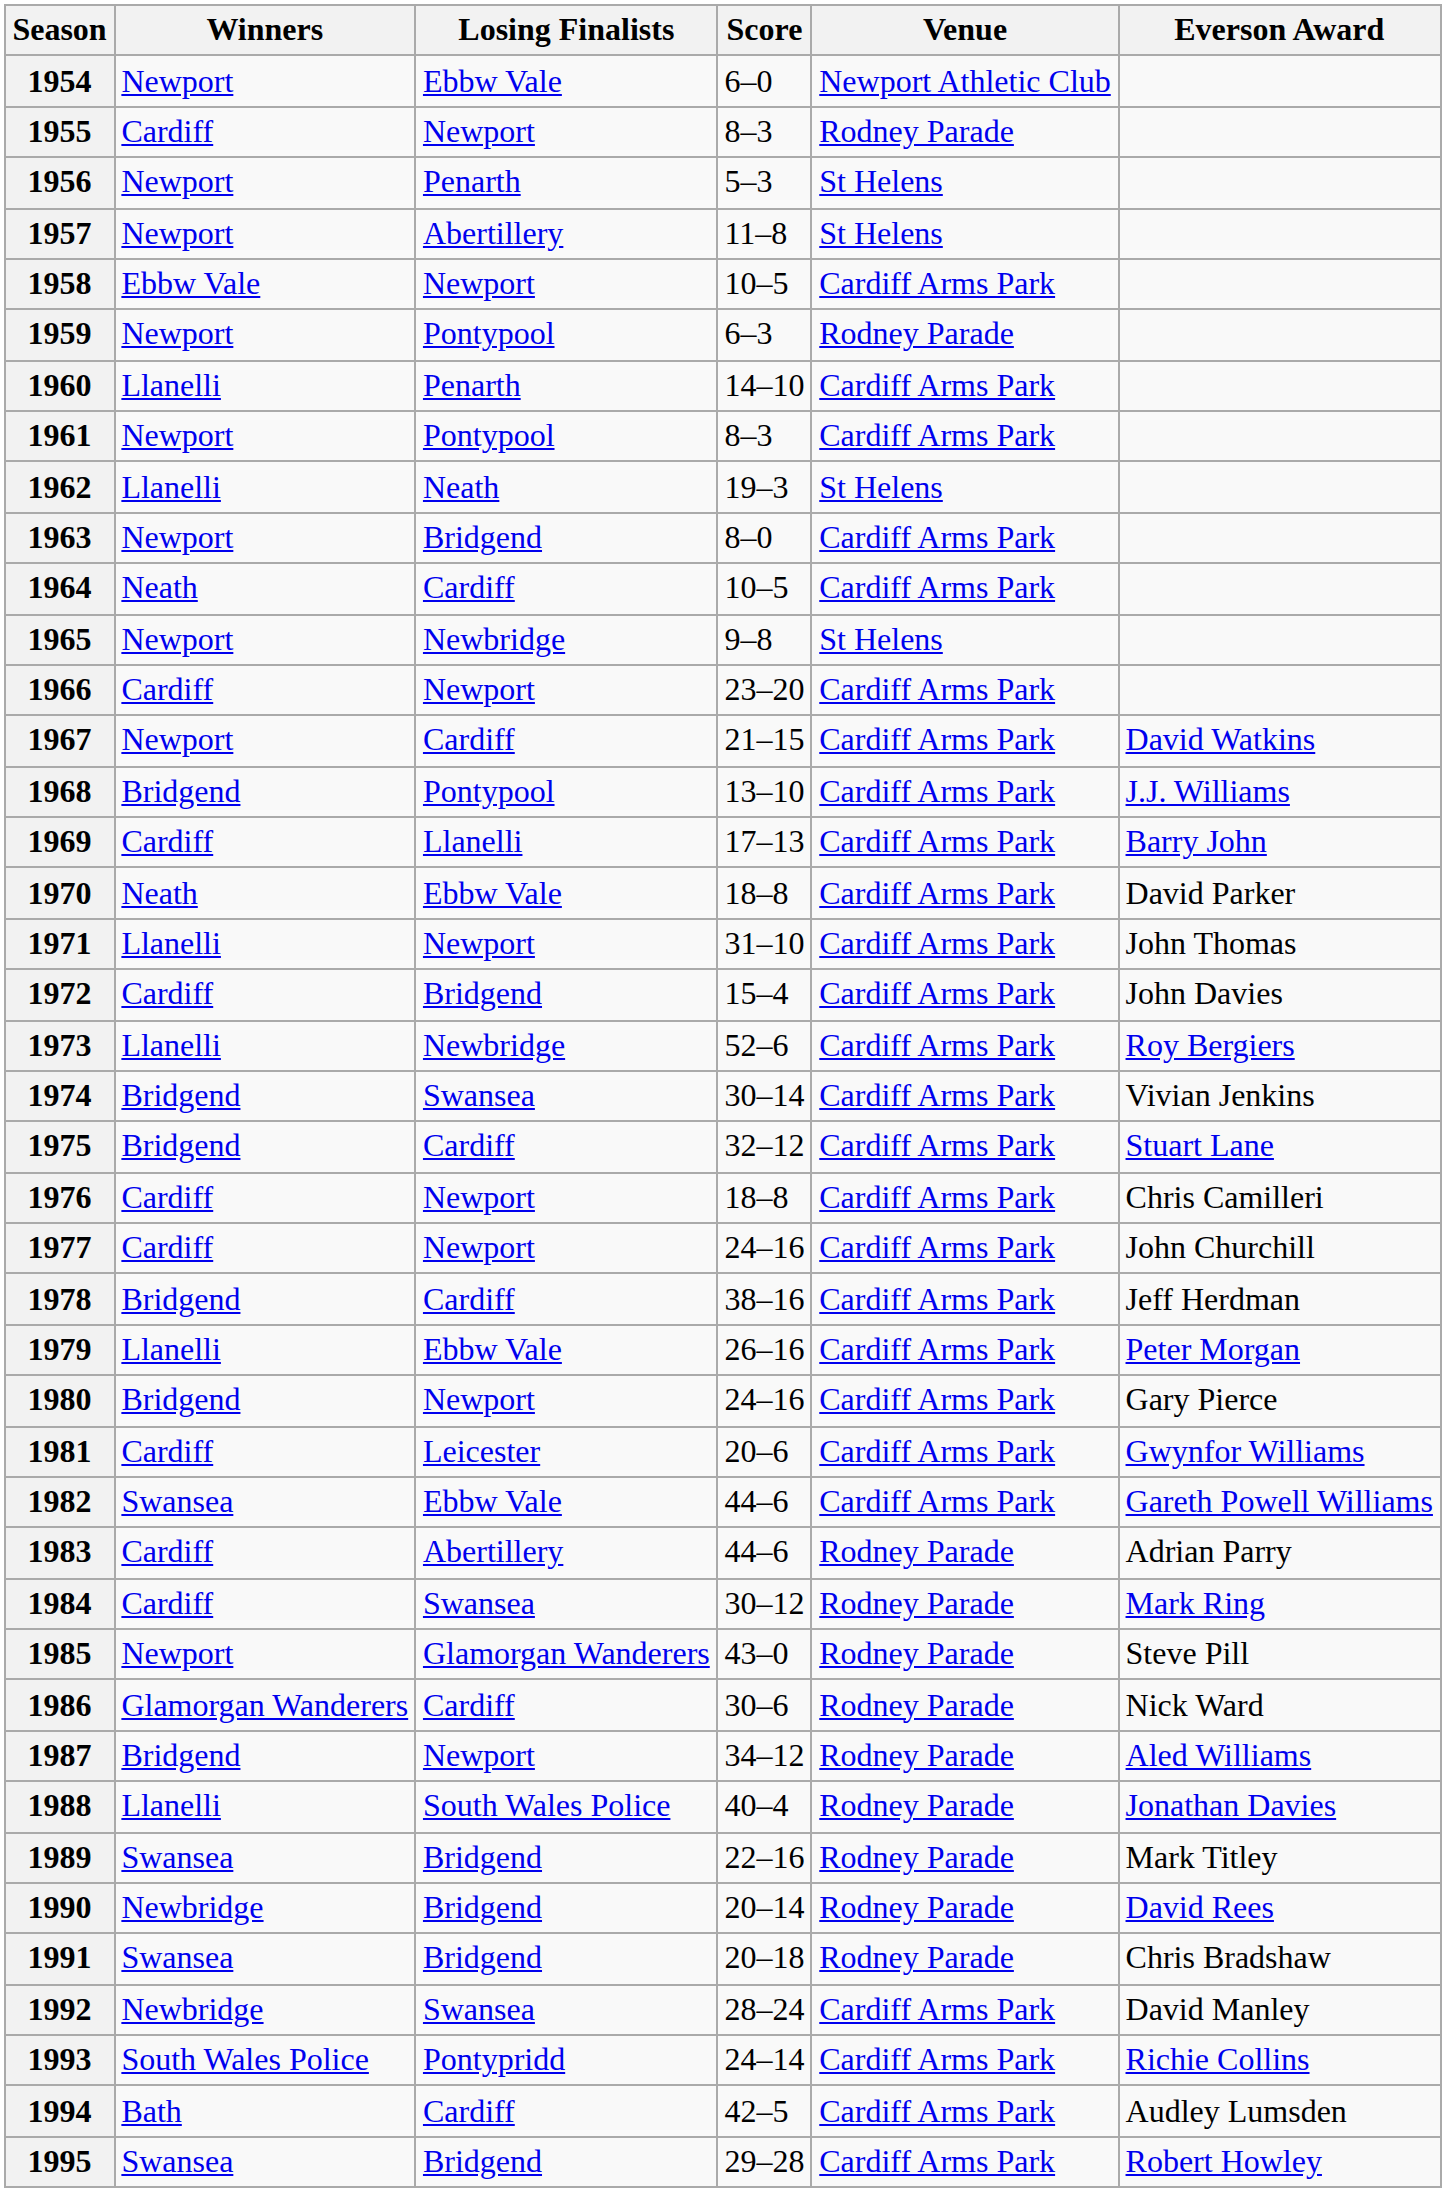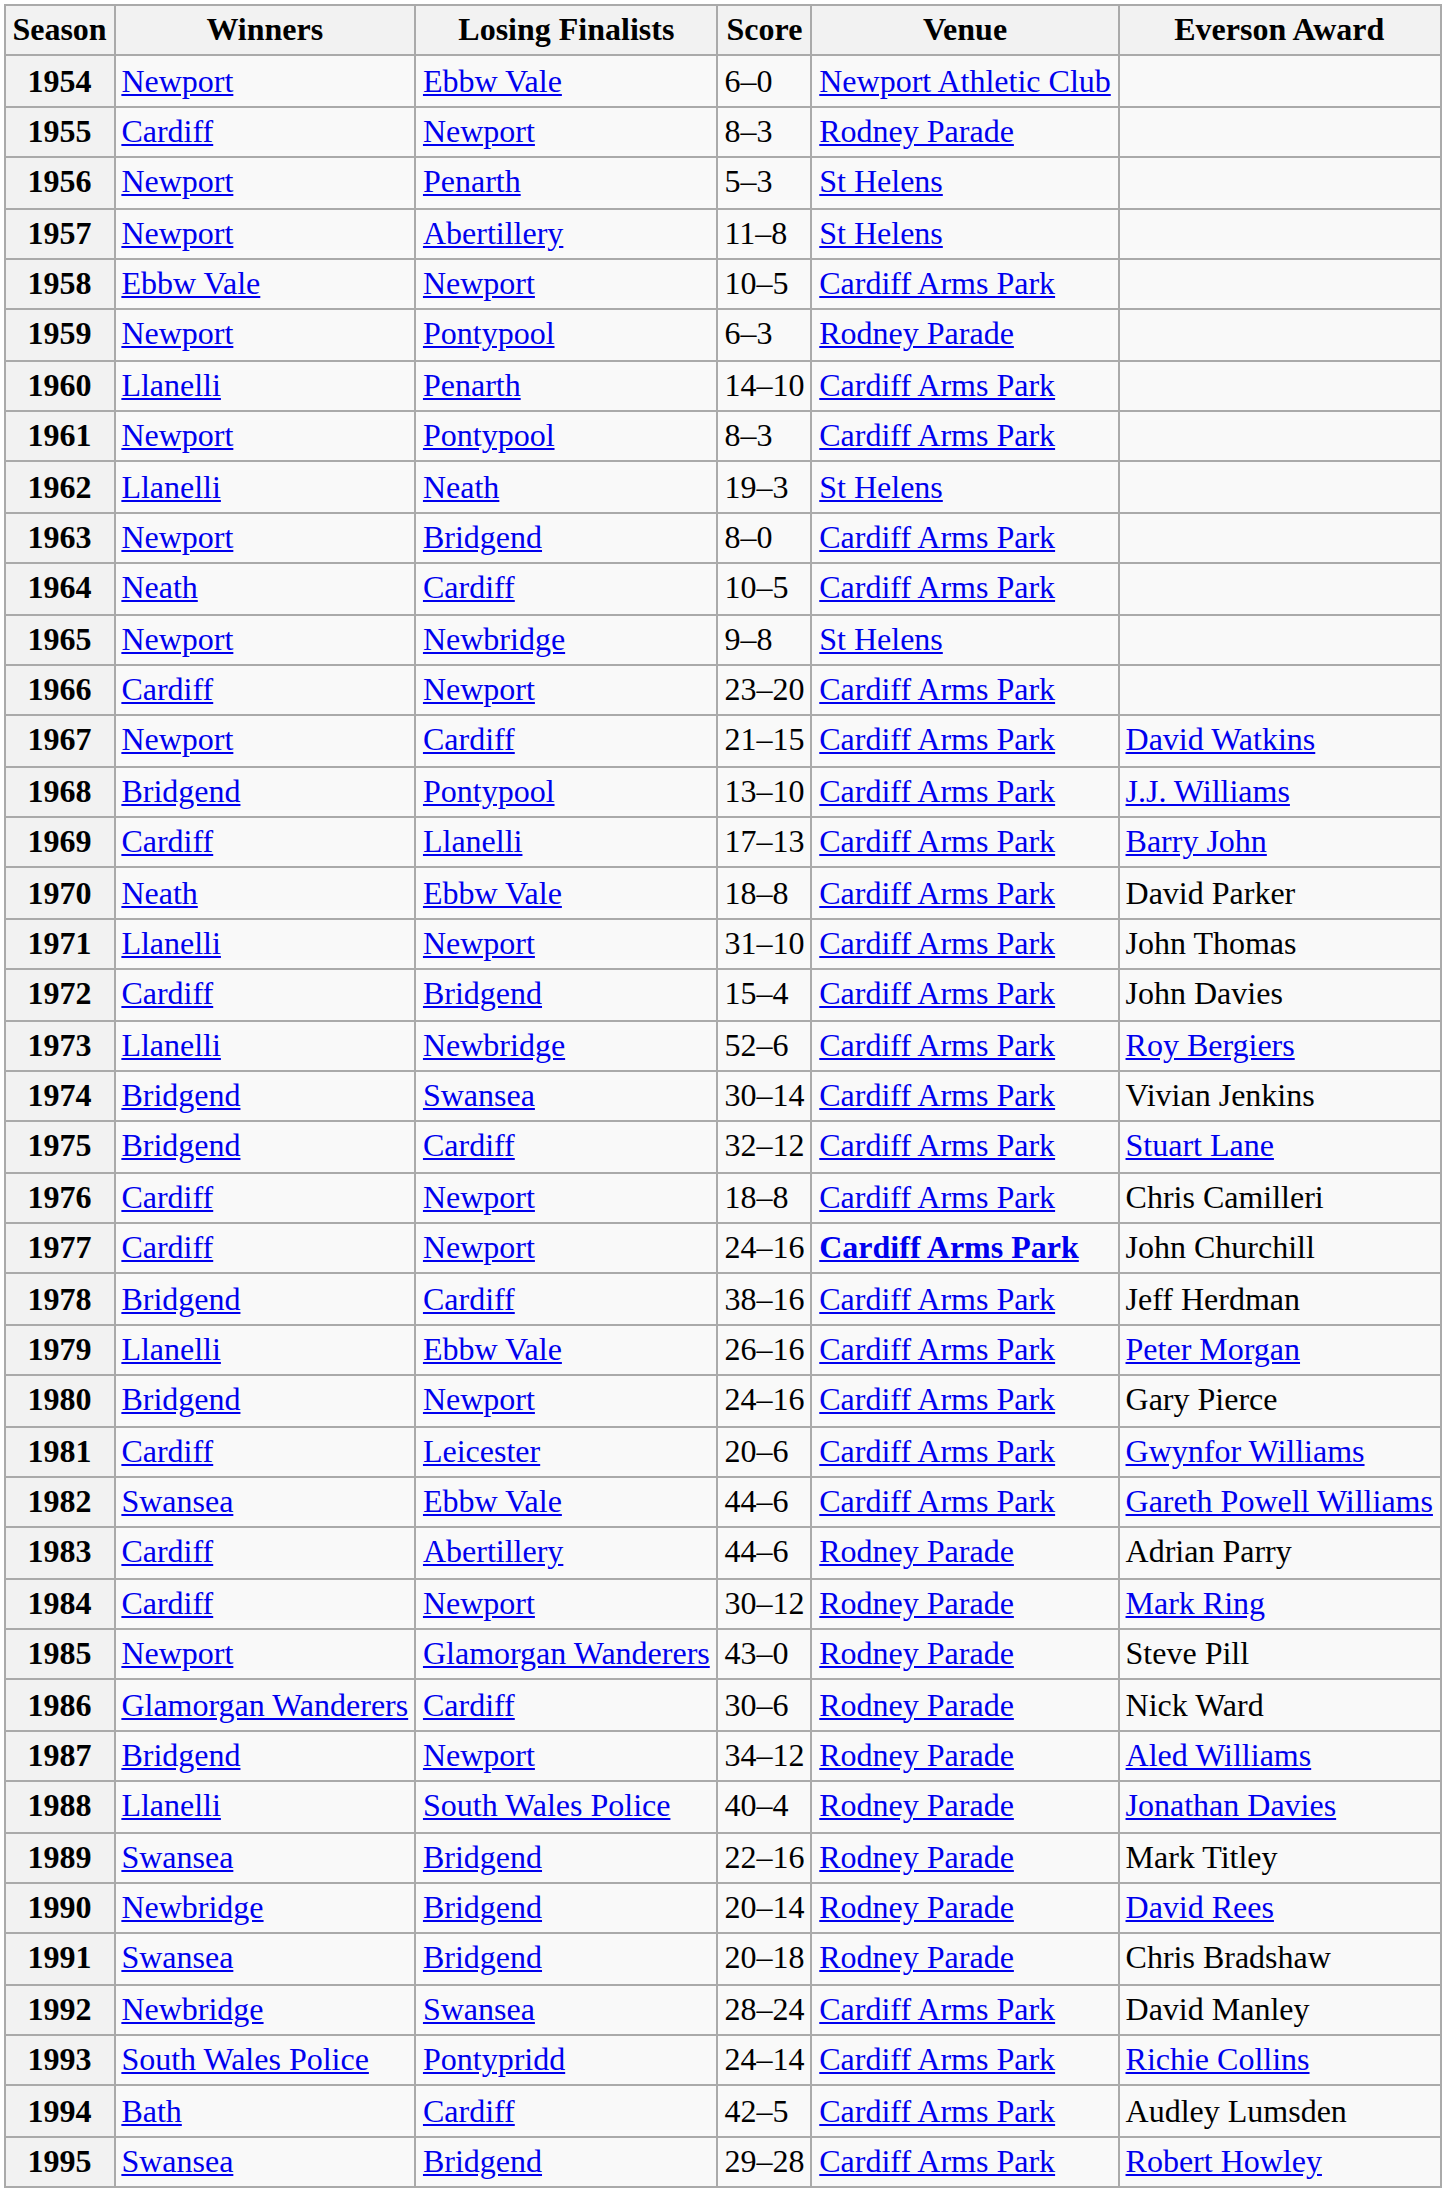(937, 1247) normal -> (949, 1247) bold
(479, 1603) Swansea -> (479, 1603) Newport
